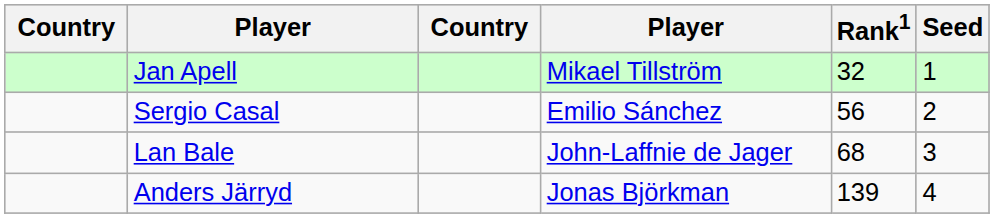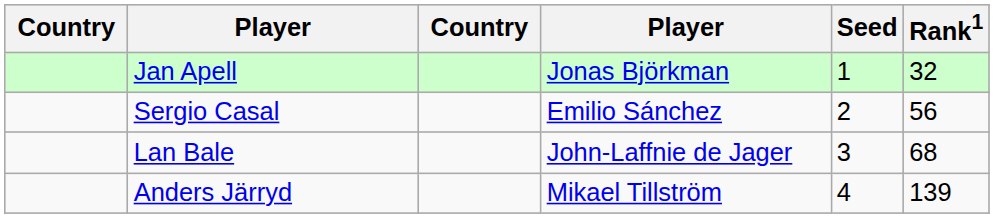columns swapped: (874, 28) <-> (953, 28)
(634, 71) Mikael Tillström -> (638, 71) Jonas Björkman
(638, 192) Jonas Björkman -> (634, 192) Mikael Tillström
